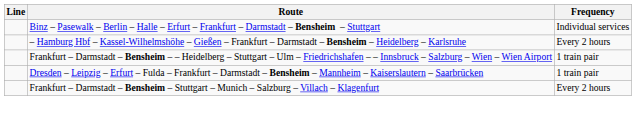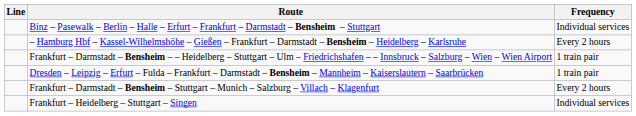+ row: (113, 103)
